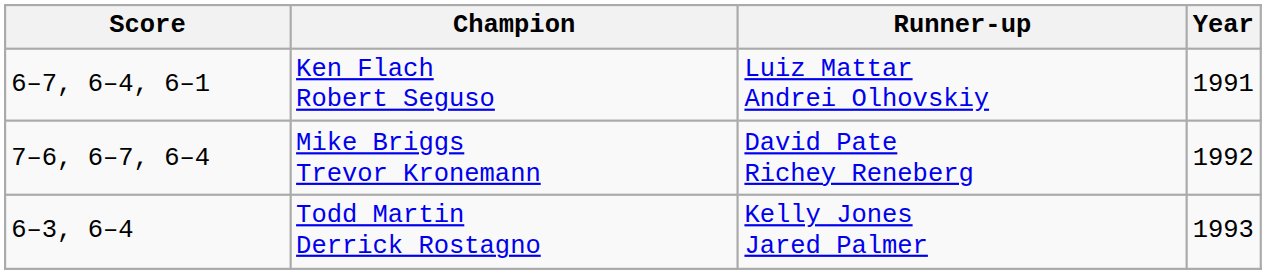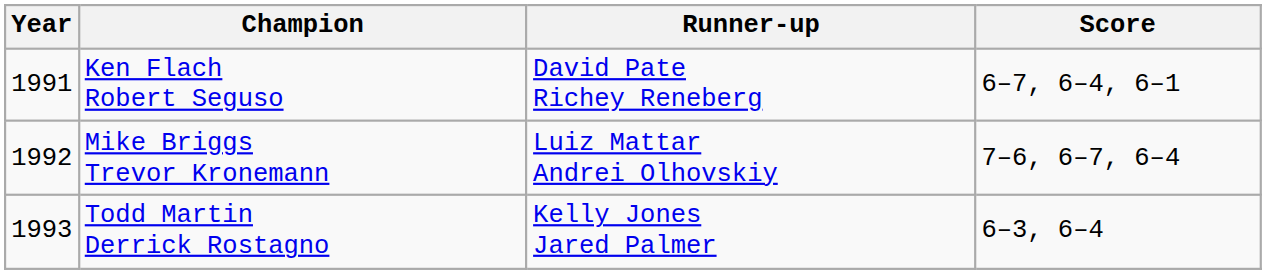columns swapped: (1223, 26) <-> (147, 26)
(867, 84) Luiz Mattar Andrei Olhovskiy -> (648, 84) David Pate Richey Reneberg
(859, 158) David Pate Richey Reneberg -> (655, 158) Luiz Mattar Andrei Olhovskiy
